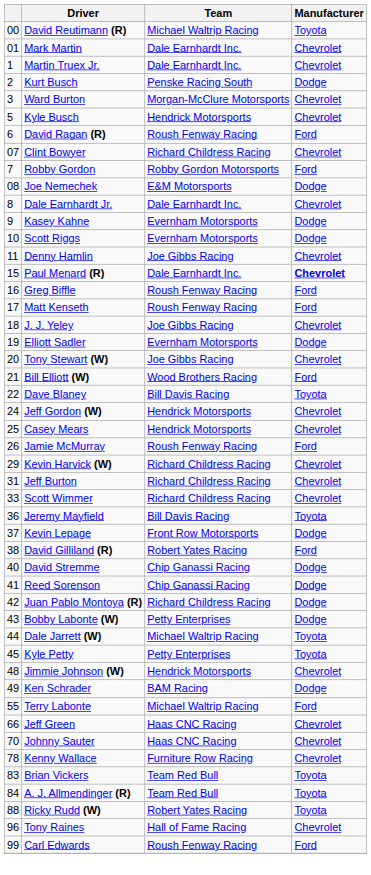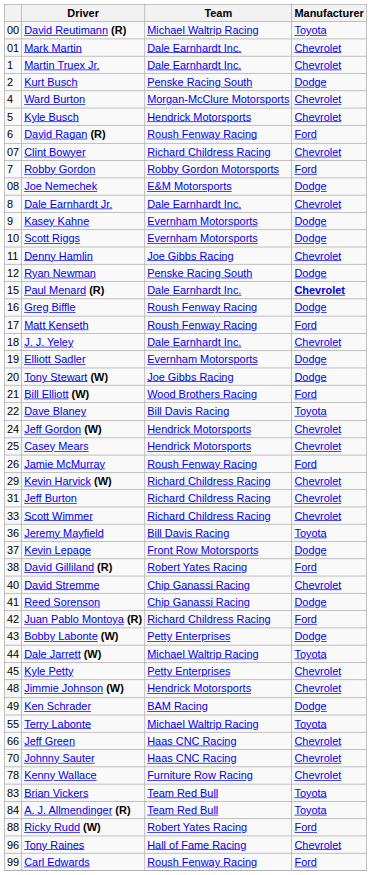(10, 100) 3 -> (10, 100) 4
+ row: (60, 273)
(306, 290) Ford -> (311, 308) Dodge
(190, 325) Joe Gibbs Racing -> (194, 342) Dale Earnhardt Inc.
(318, 360) Chevrolet -> (311, 377) Dodge
(311, 568) Dodge -> (318, 585) Chevrolet
(311, 602) Dodge -> (306, 620) Ford
(311, 654) Toyota -> (318, 672) Chevrolet
(306, 706) Ford -> (311, 724) Toyota
(311, 810) Toyota -> (306, 827) Ford
